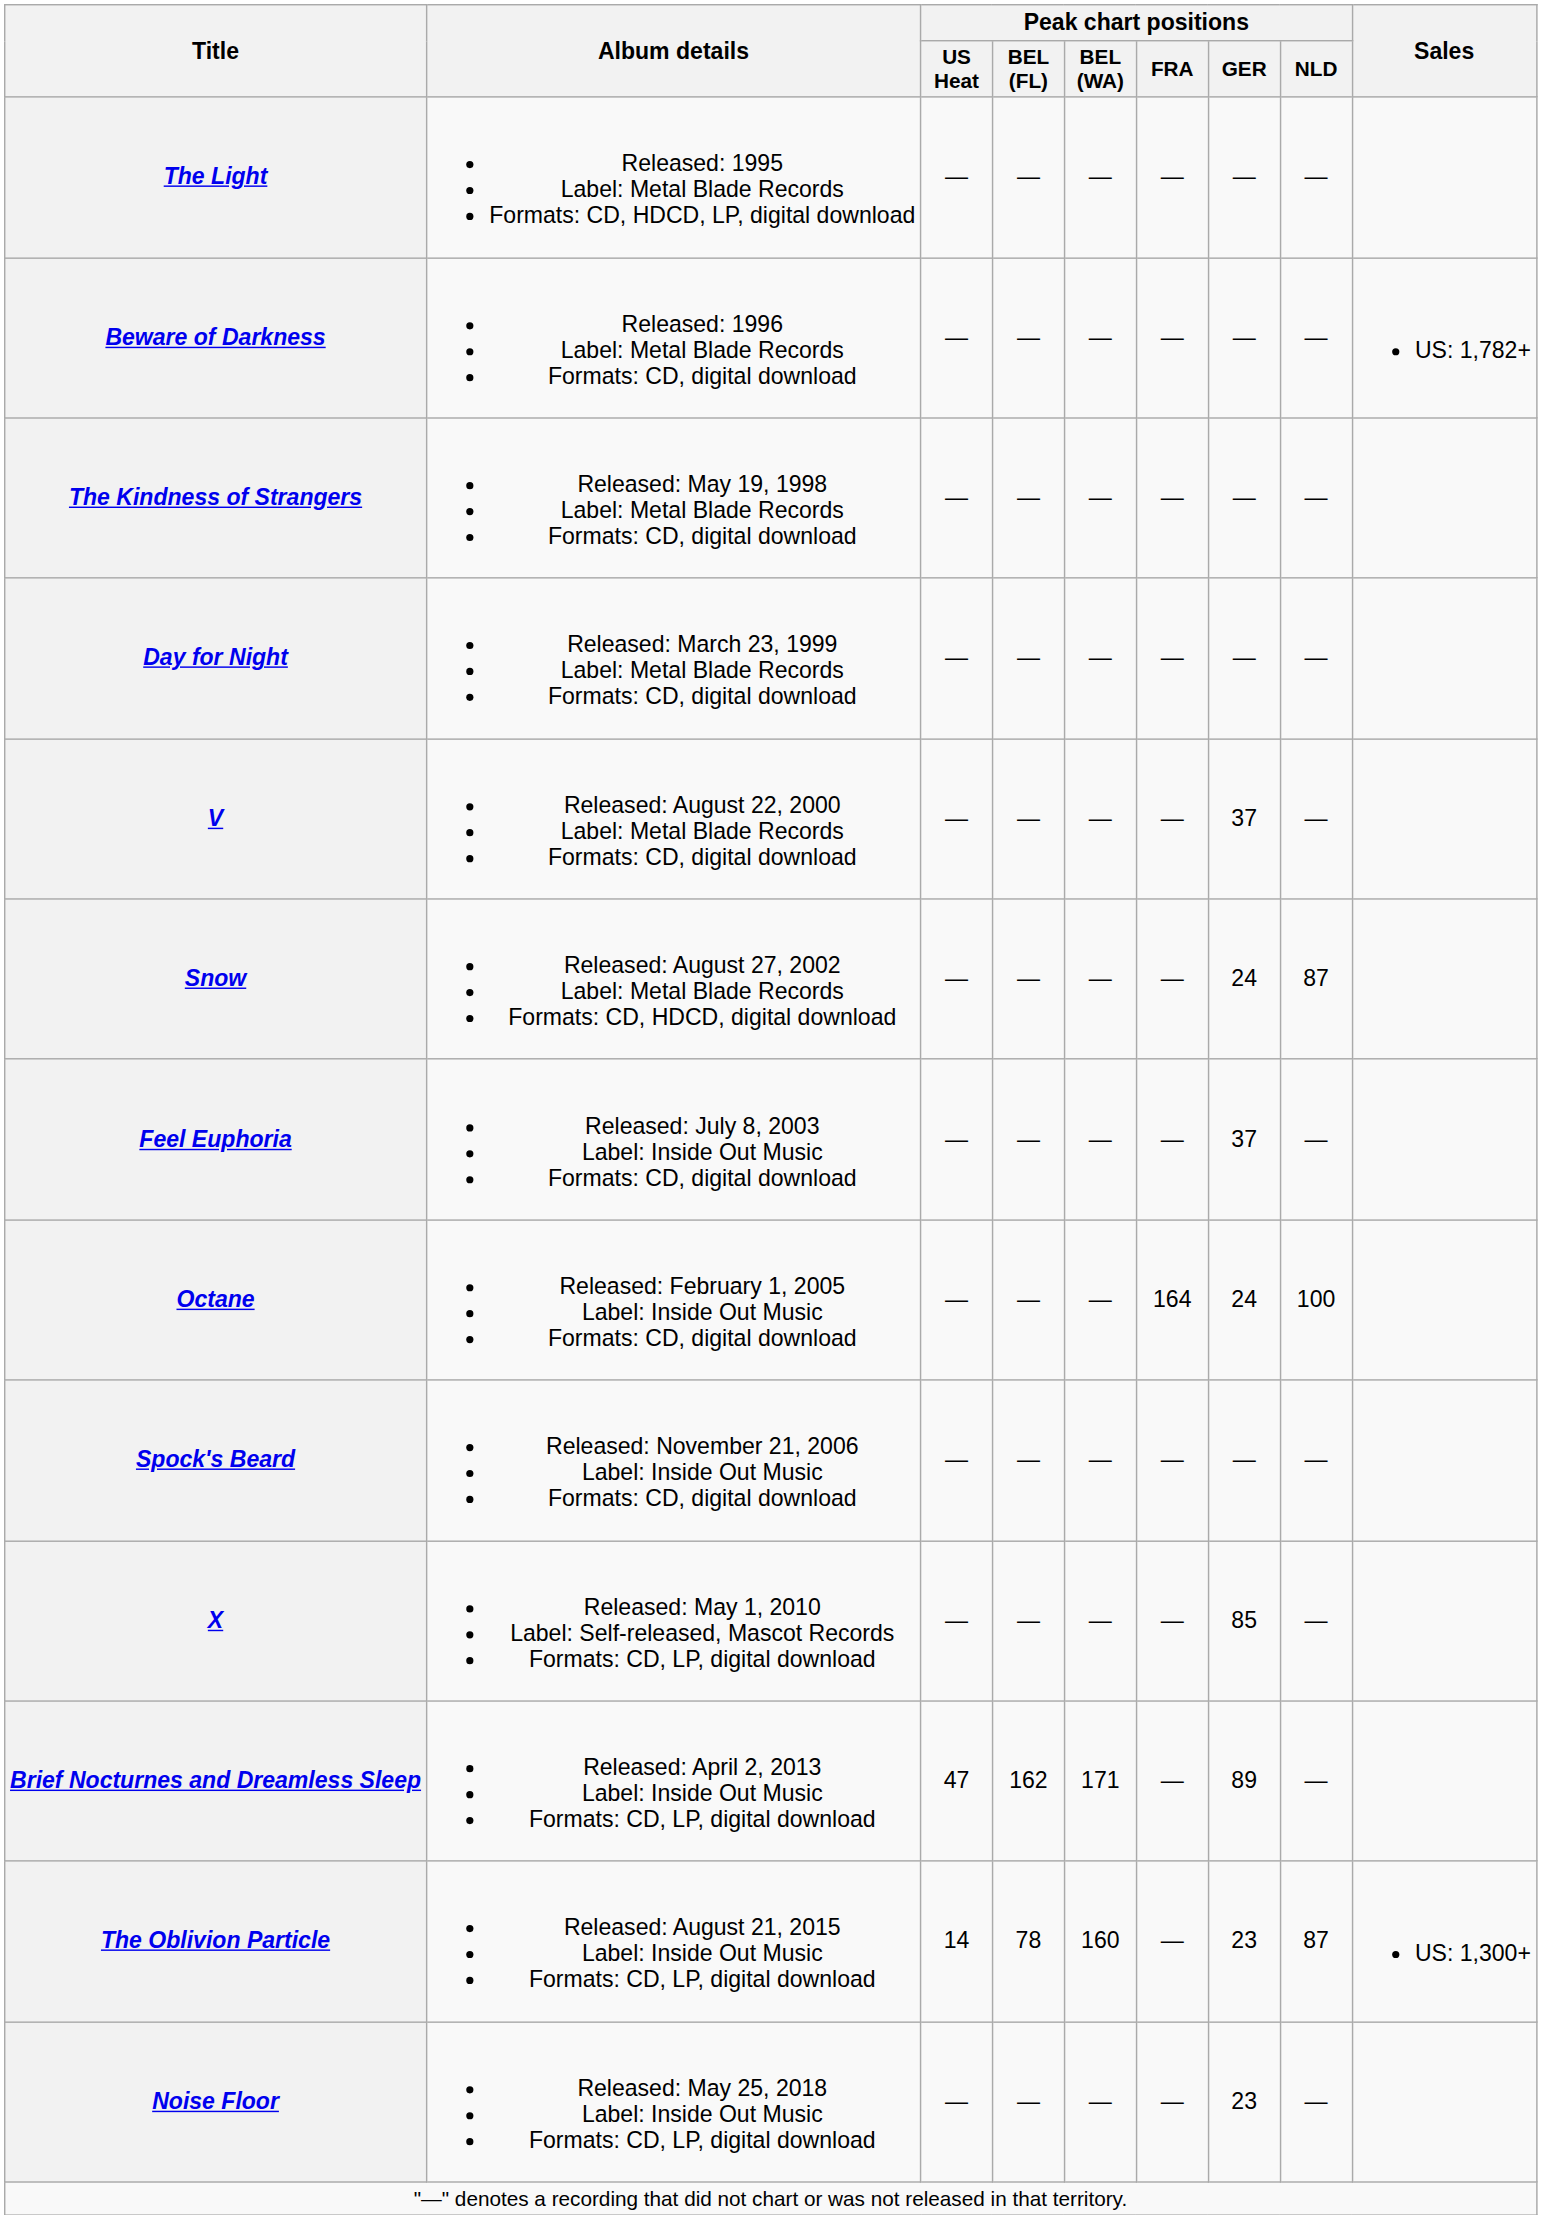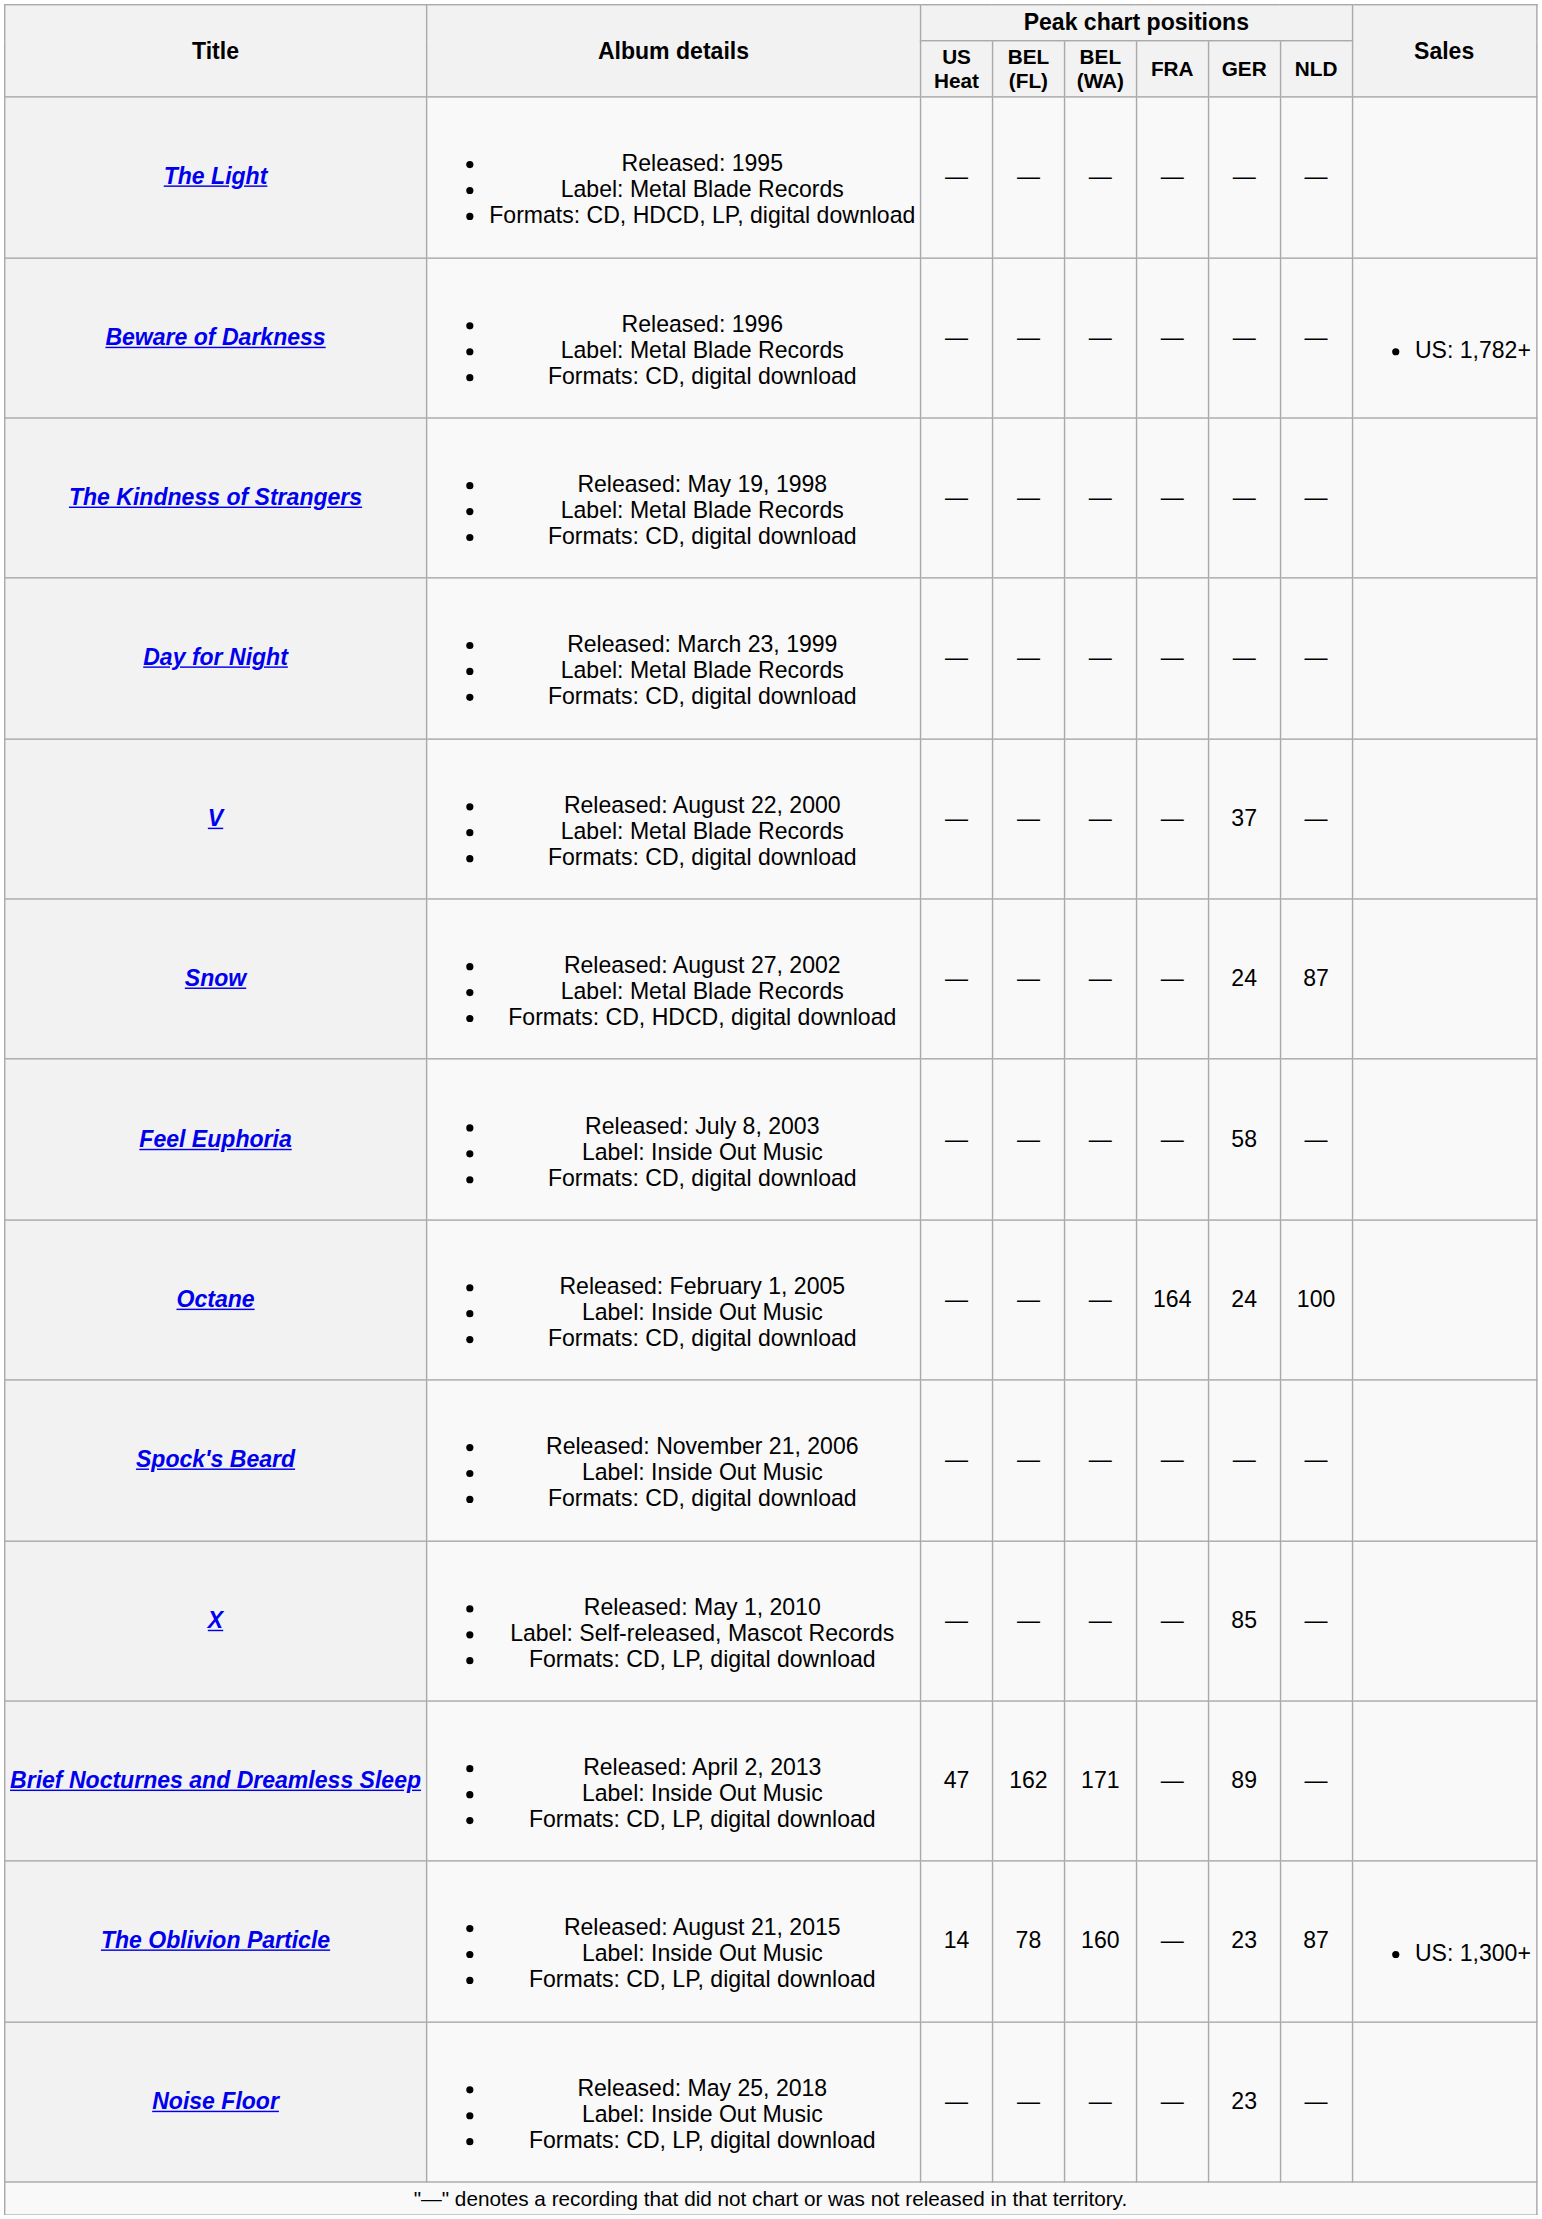(1244, 1139) 37 -> (1244, 1139) 58
